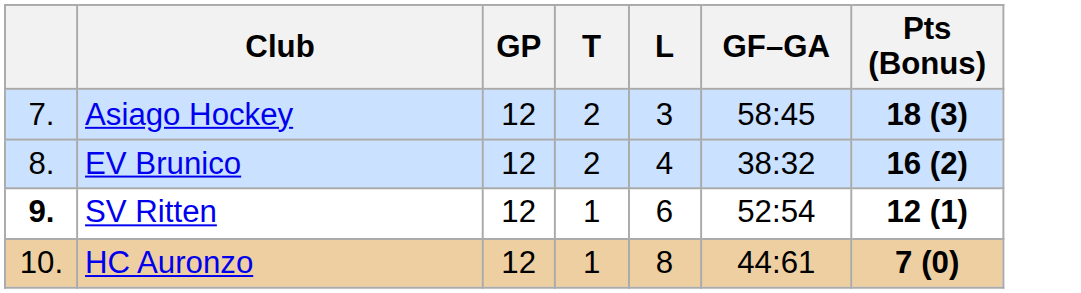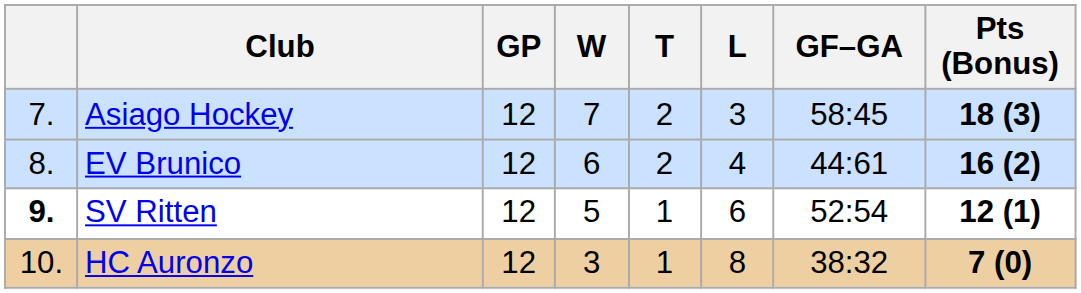+ column: (592, 46)
(776, 163) 38:32 -> (849, 163) 44:61
(776, 262) 44:61 -> (849, 262) 38:32
